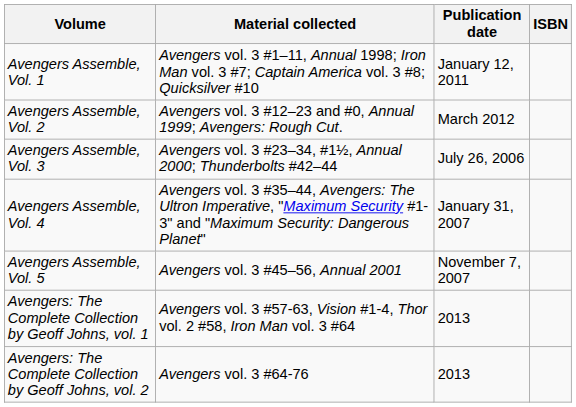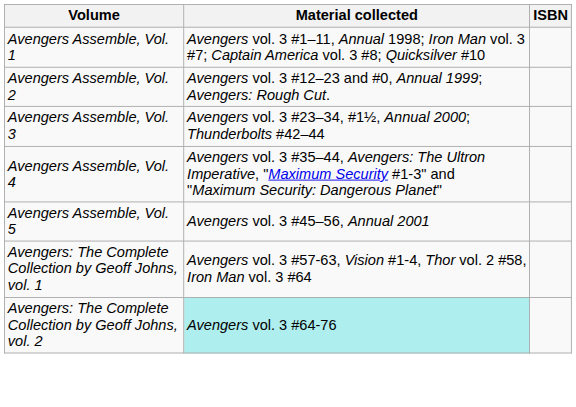- column: (482, 24)
(234, 374) no background -> (262, 325) paleturquoise background
